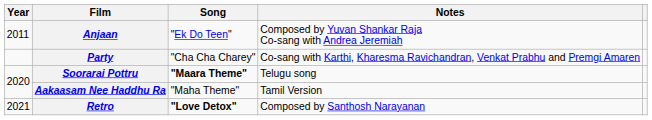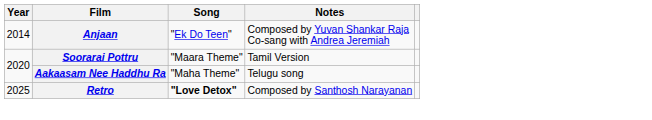(18, 35) 2011 -> (18, 35) 2014
- row: (100, 57)
(209, 73) bold -> (207, 57) normal
(288, 73) Telugu song -> (278, 57) Tamil Version
(291, 90) Tamil Version -> (275, 73) Telugu song
(18, 106) 2021 -> (18, 90) 2025
